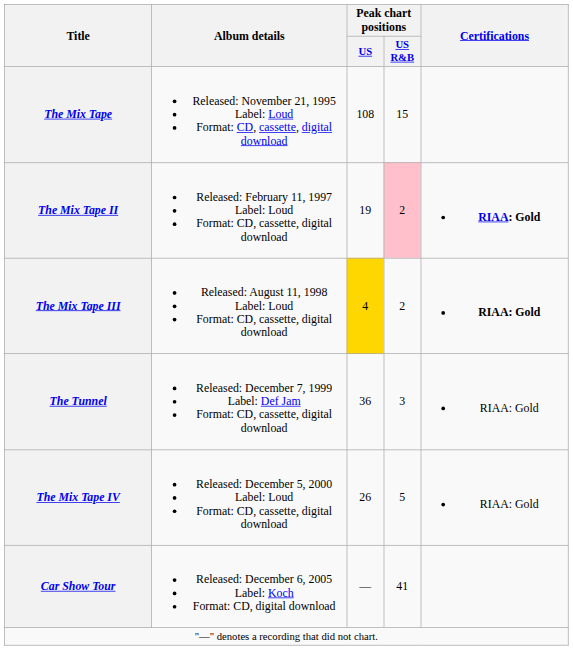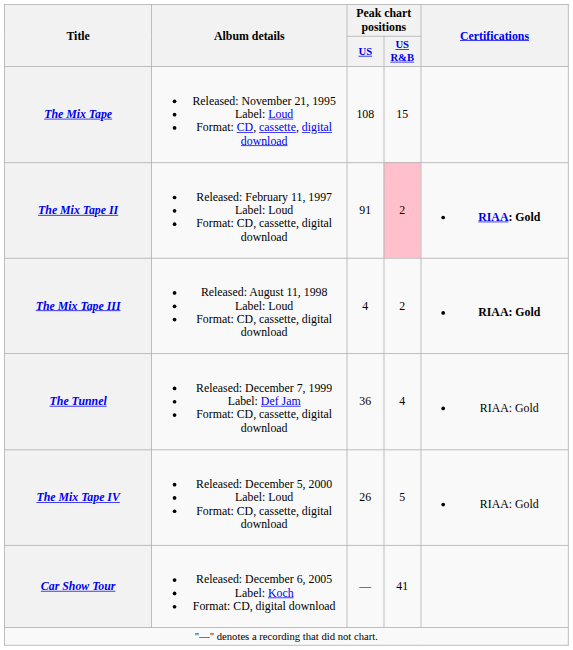(365, 210) 19 -> (365, 210) 91
(365, 306) gold background -> (365, 306) no background
(402, 401) 3 -> (402, 401) 4
